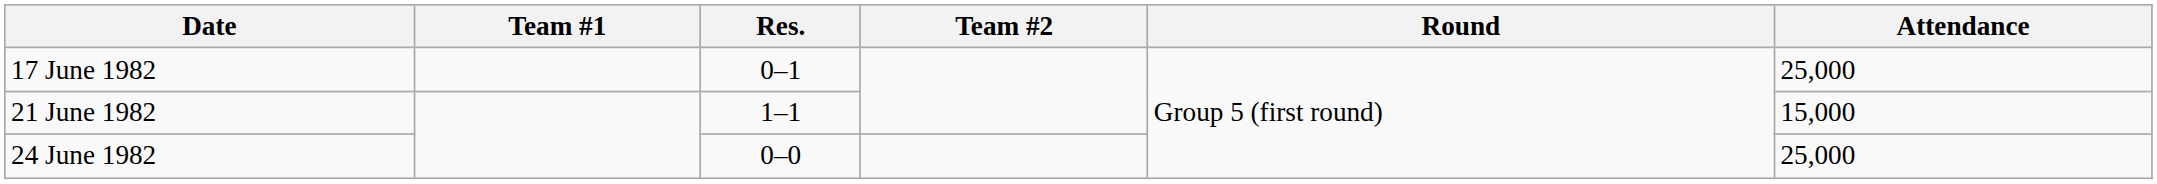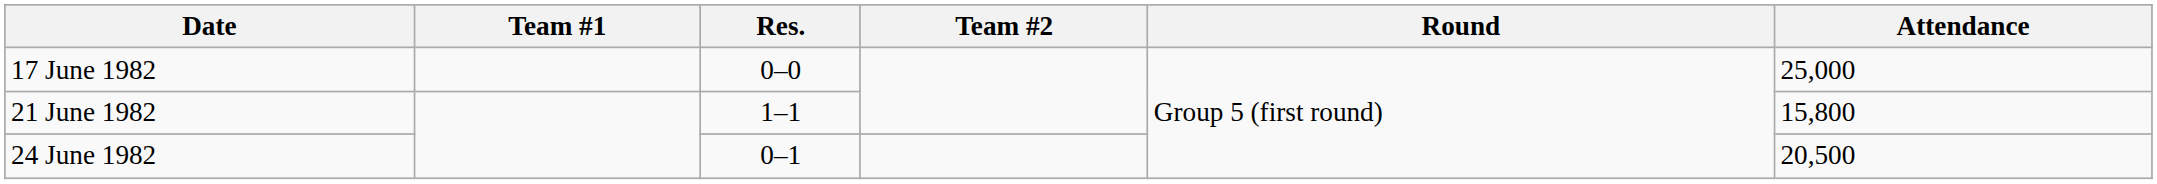(781, 69) 0–1 -> (781, 69) 0–0
(1818, 112) 15,000 -> (1818, 112) 15,800
(781, 155) 0–0 -> (781, 155) 0–1
(1818, 155) 25,000 -> (1818, 155) 20,500
